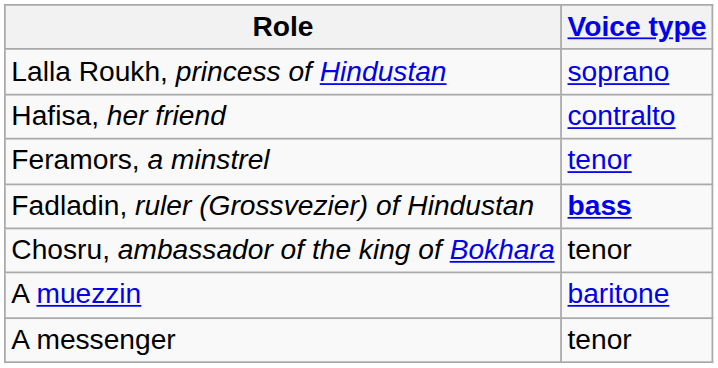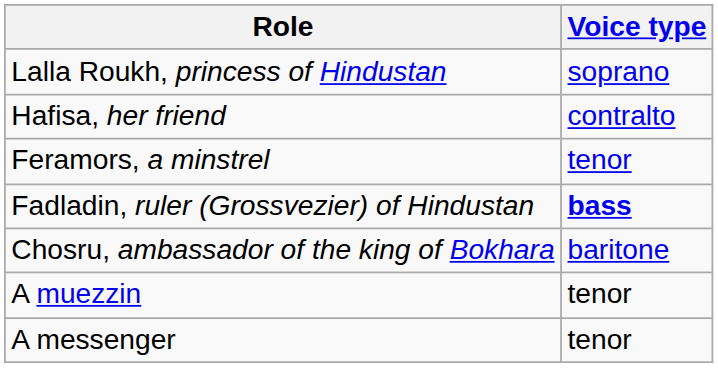(600, 250) tenor -> (618, 250) baritone
(618, 294) baritone -> (600, 294) tenor
